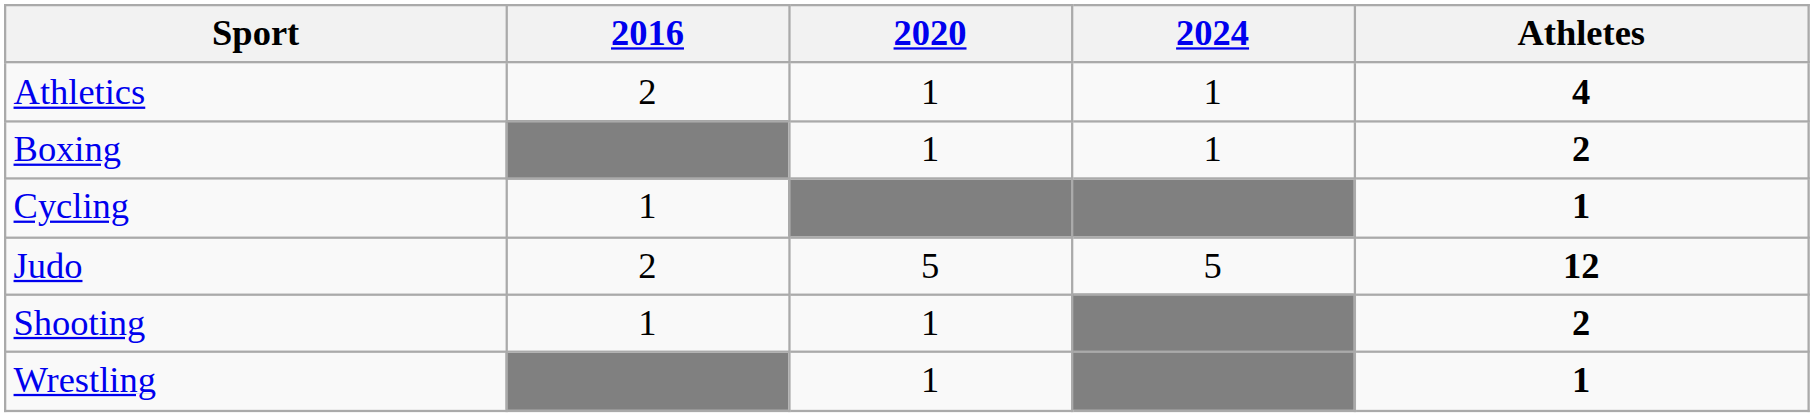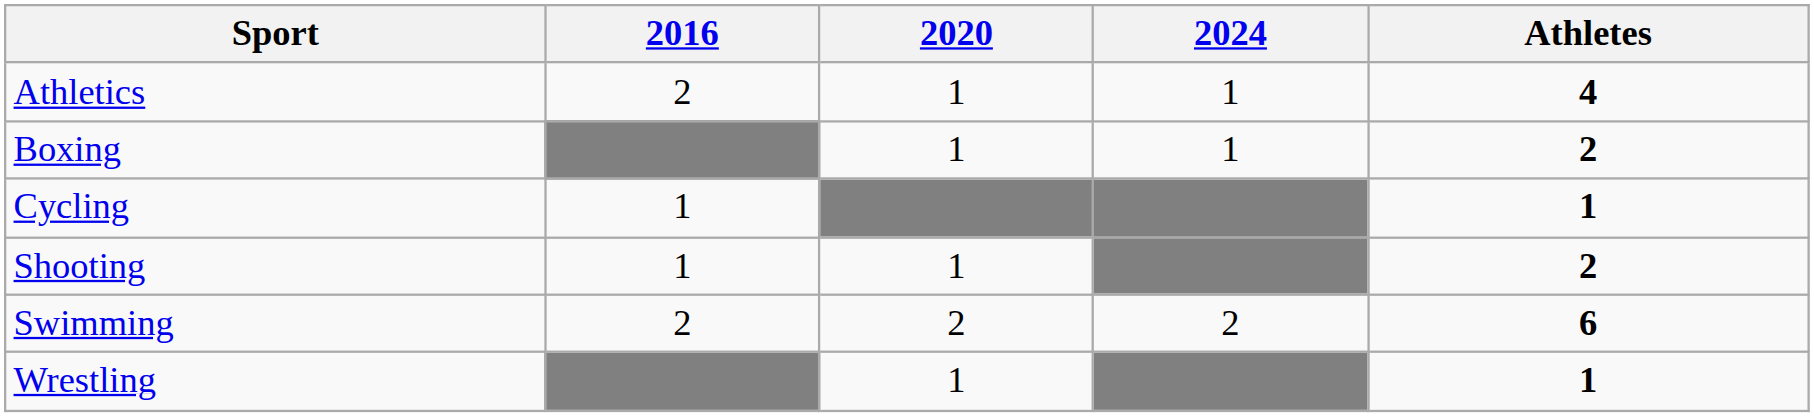- row: (48, 264)
+ row: (94, 322)
